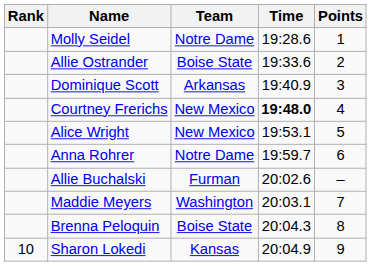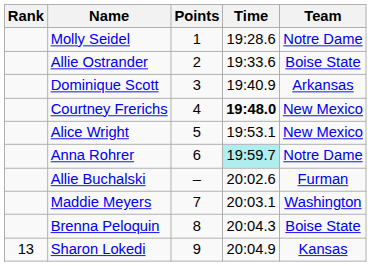columns swapped: (214, 16) <-> (341, 16)
(286, 156) no background -> (251, 156) paleturquoise background
(26, 249) 10 -> (26, 249) 13
